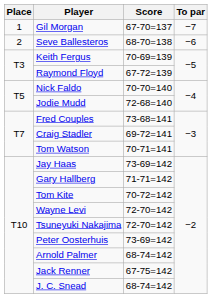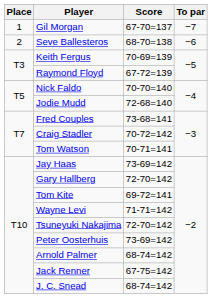(149, 133) 69-72=141 -> (149, 133) 70-72=142
(149, 179) 71-71=142 -> (149, 179) 72-70=142
(149, 194) 70-72=142 -> (149, 194) 69-72=141
(149, 210) 72-70=142 -> (149, 210) 71-71=142
